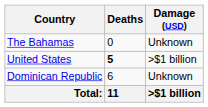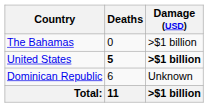(170, 42) Unknown -> (172, 42) >$1 billion
(172, 59) normal -> (174, 59) bold
